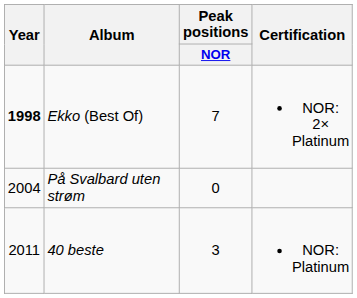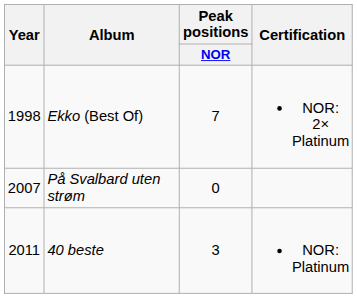(24, 116) bold -> (24, 116) normal
(24, 187) 2004 -> (24, 187) 2007
